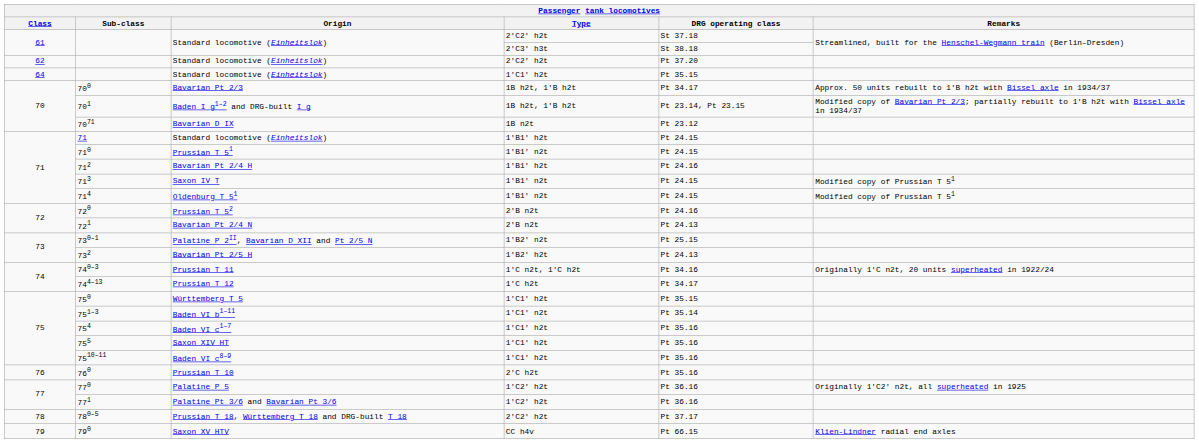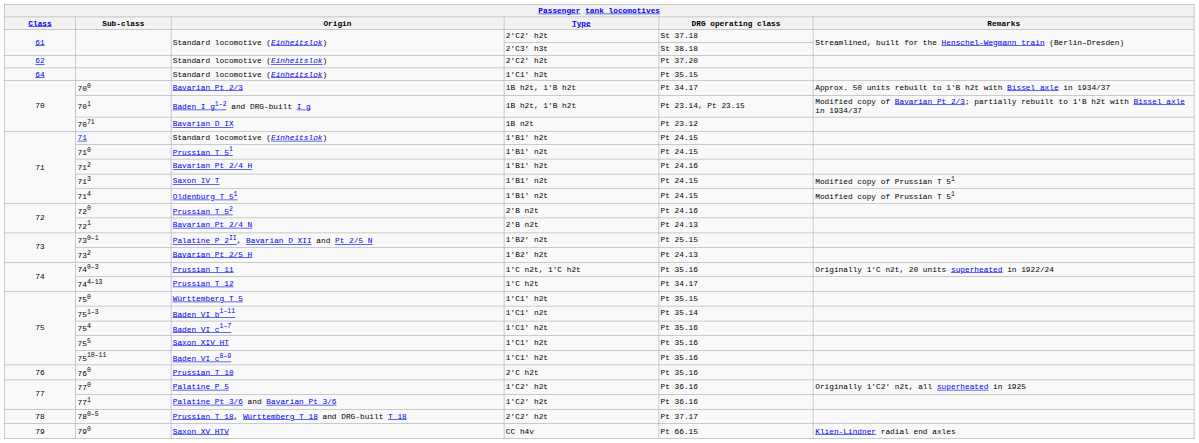(679, 269) Pt 34.16 -> (679, 269) Pt 35.16
